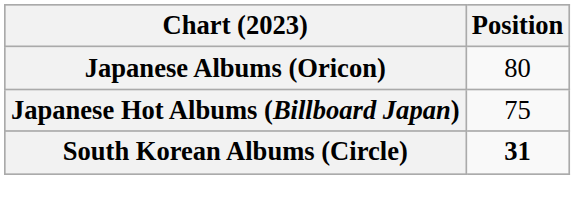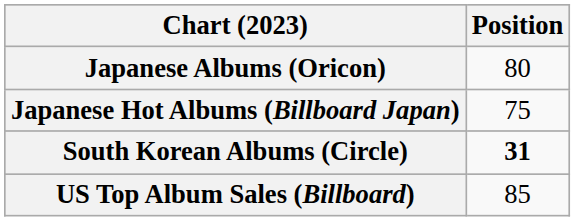+ row: (235, 194)
